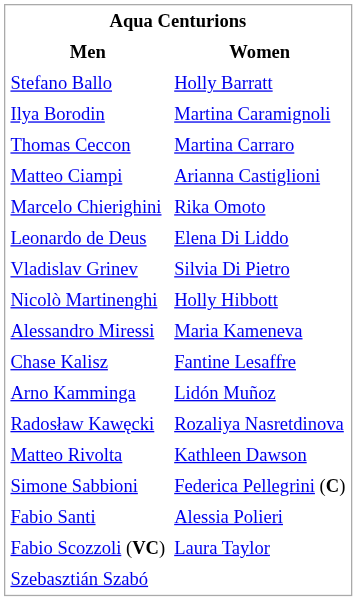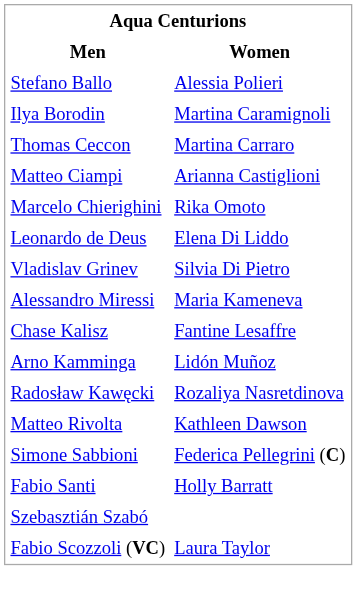(223, 83) Holly Barratt -> (229, 83) Alessia Polieri
- row: (84, 299)
(229, 516) Alessia Polieri -> (223, 485) Holly Barratt
rows swapped: (88, 547) <-> (79, 578)
